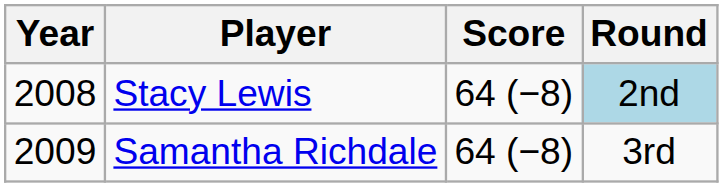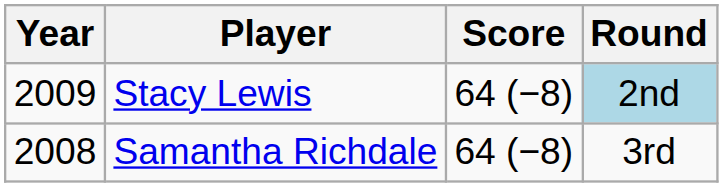(55, 92) 2008 -> (55, 92) 2009
(55, 151) 2009 -> (55, 151) 2008
